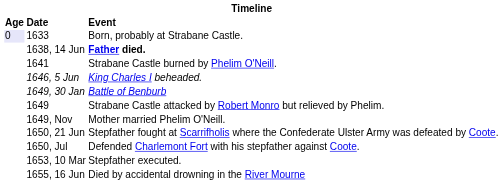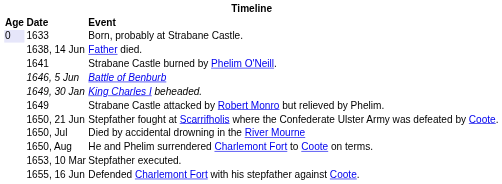(117, 50) bold -> (115, 50) normal
(145, 78) King Charles I beheaded. -> (127, 78) Battle of Benburb
(127, 91) Battle of Benburb -> (145, 91) King Charles I beheaded.
- row: (49, 119)
(224, 147) Defended Charlemont Fort with his stepfather against Coote. -> (197, 133) Died by accidental drowning in the River Mourne
+ row: (49, 147)
(197, 175) Died by accidental drowning in the River Mourne -> (224, 175) Defended Charlemont Fort with his stepfather against Coote.
